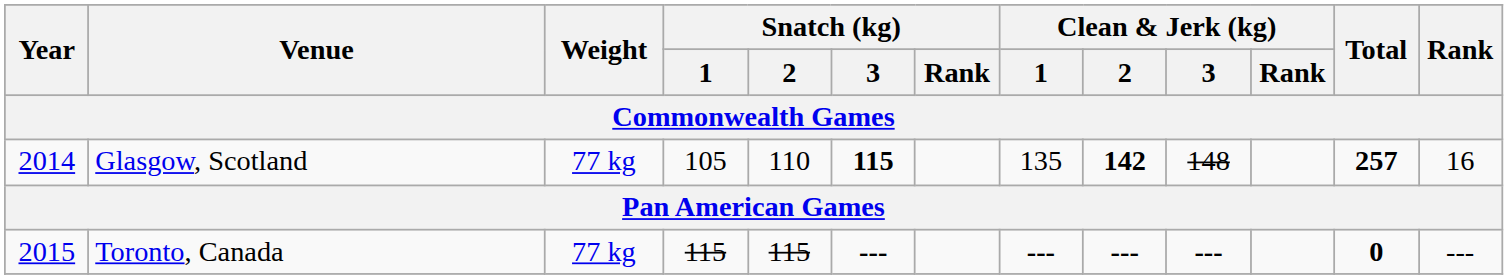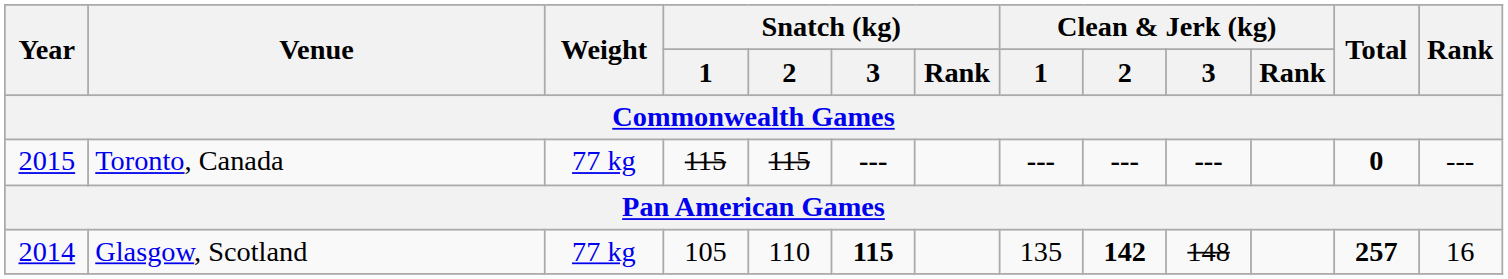rows swapped: (201, 161) <-> (189, 251)
